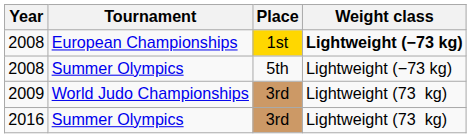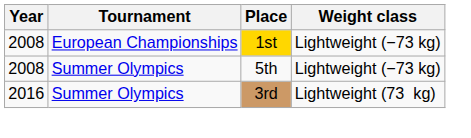(384, 42) bold -> (368, 42) normal
- row: (26, 94)
